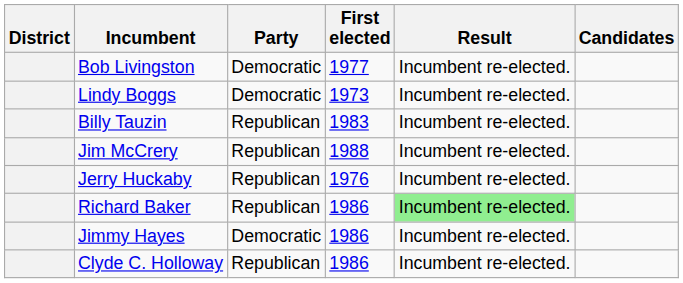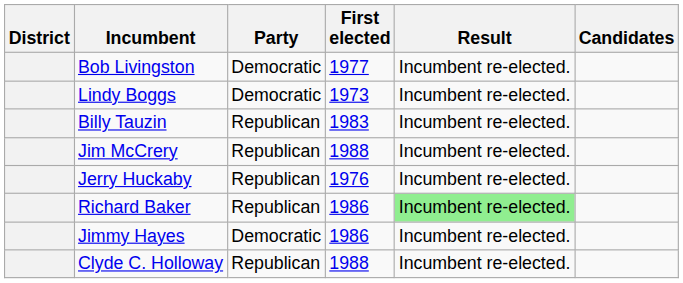(349, 263) 1986 -> (349, 263) 1988
